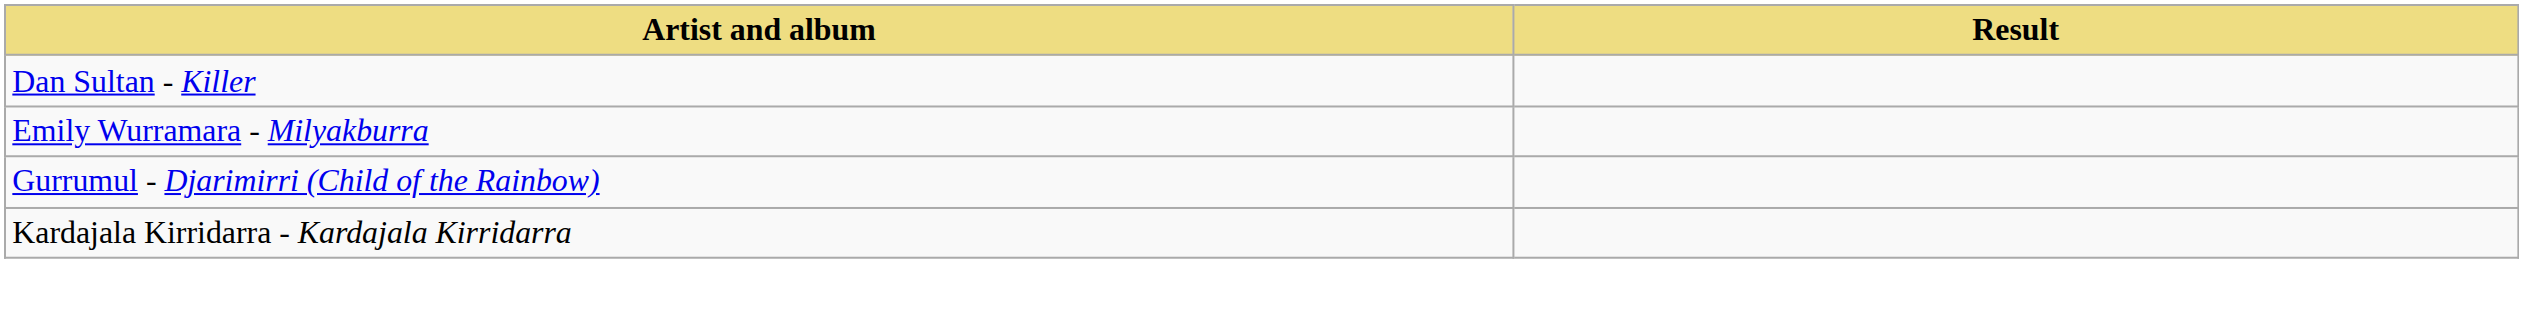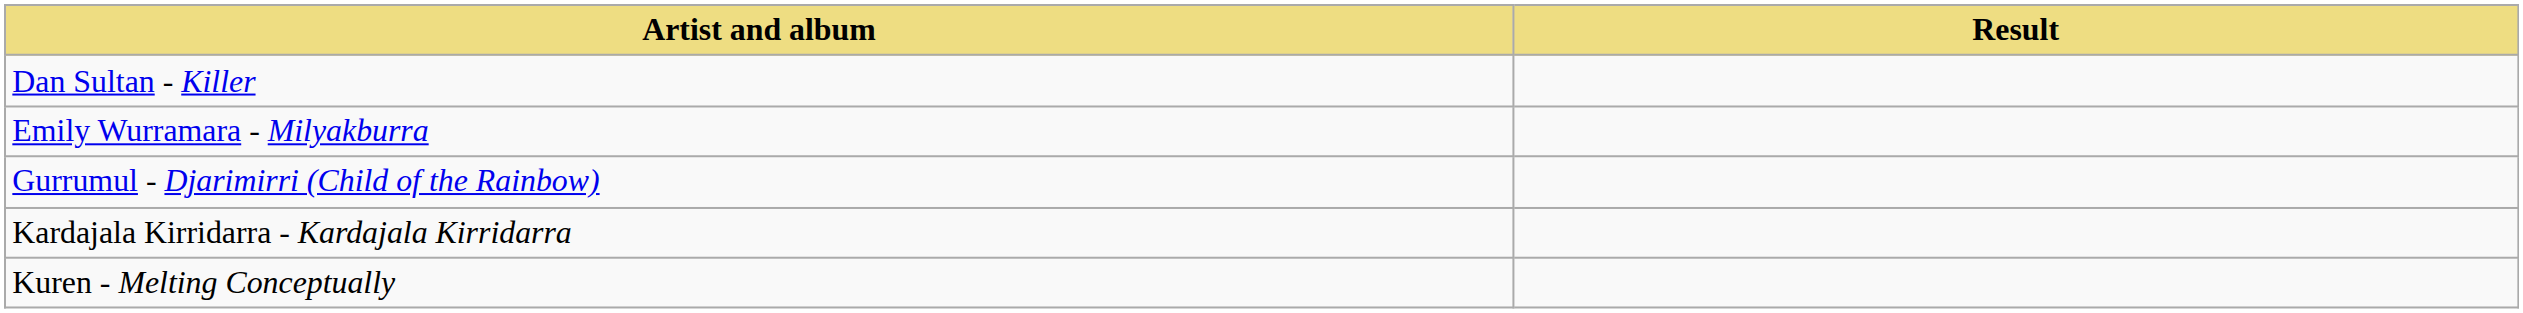+ row: (204, 282)
